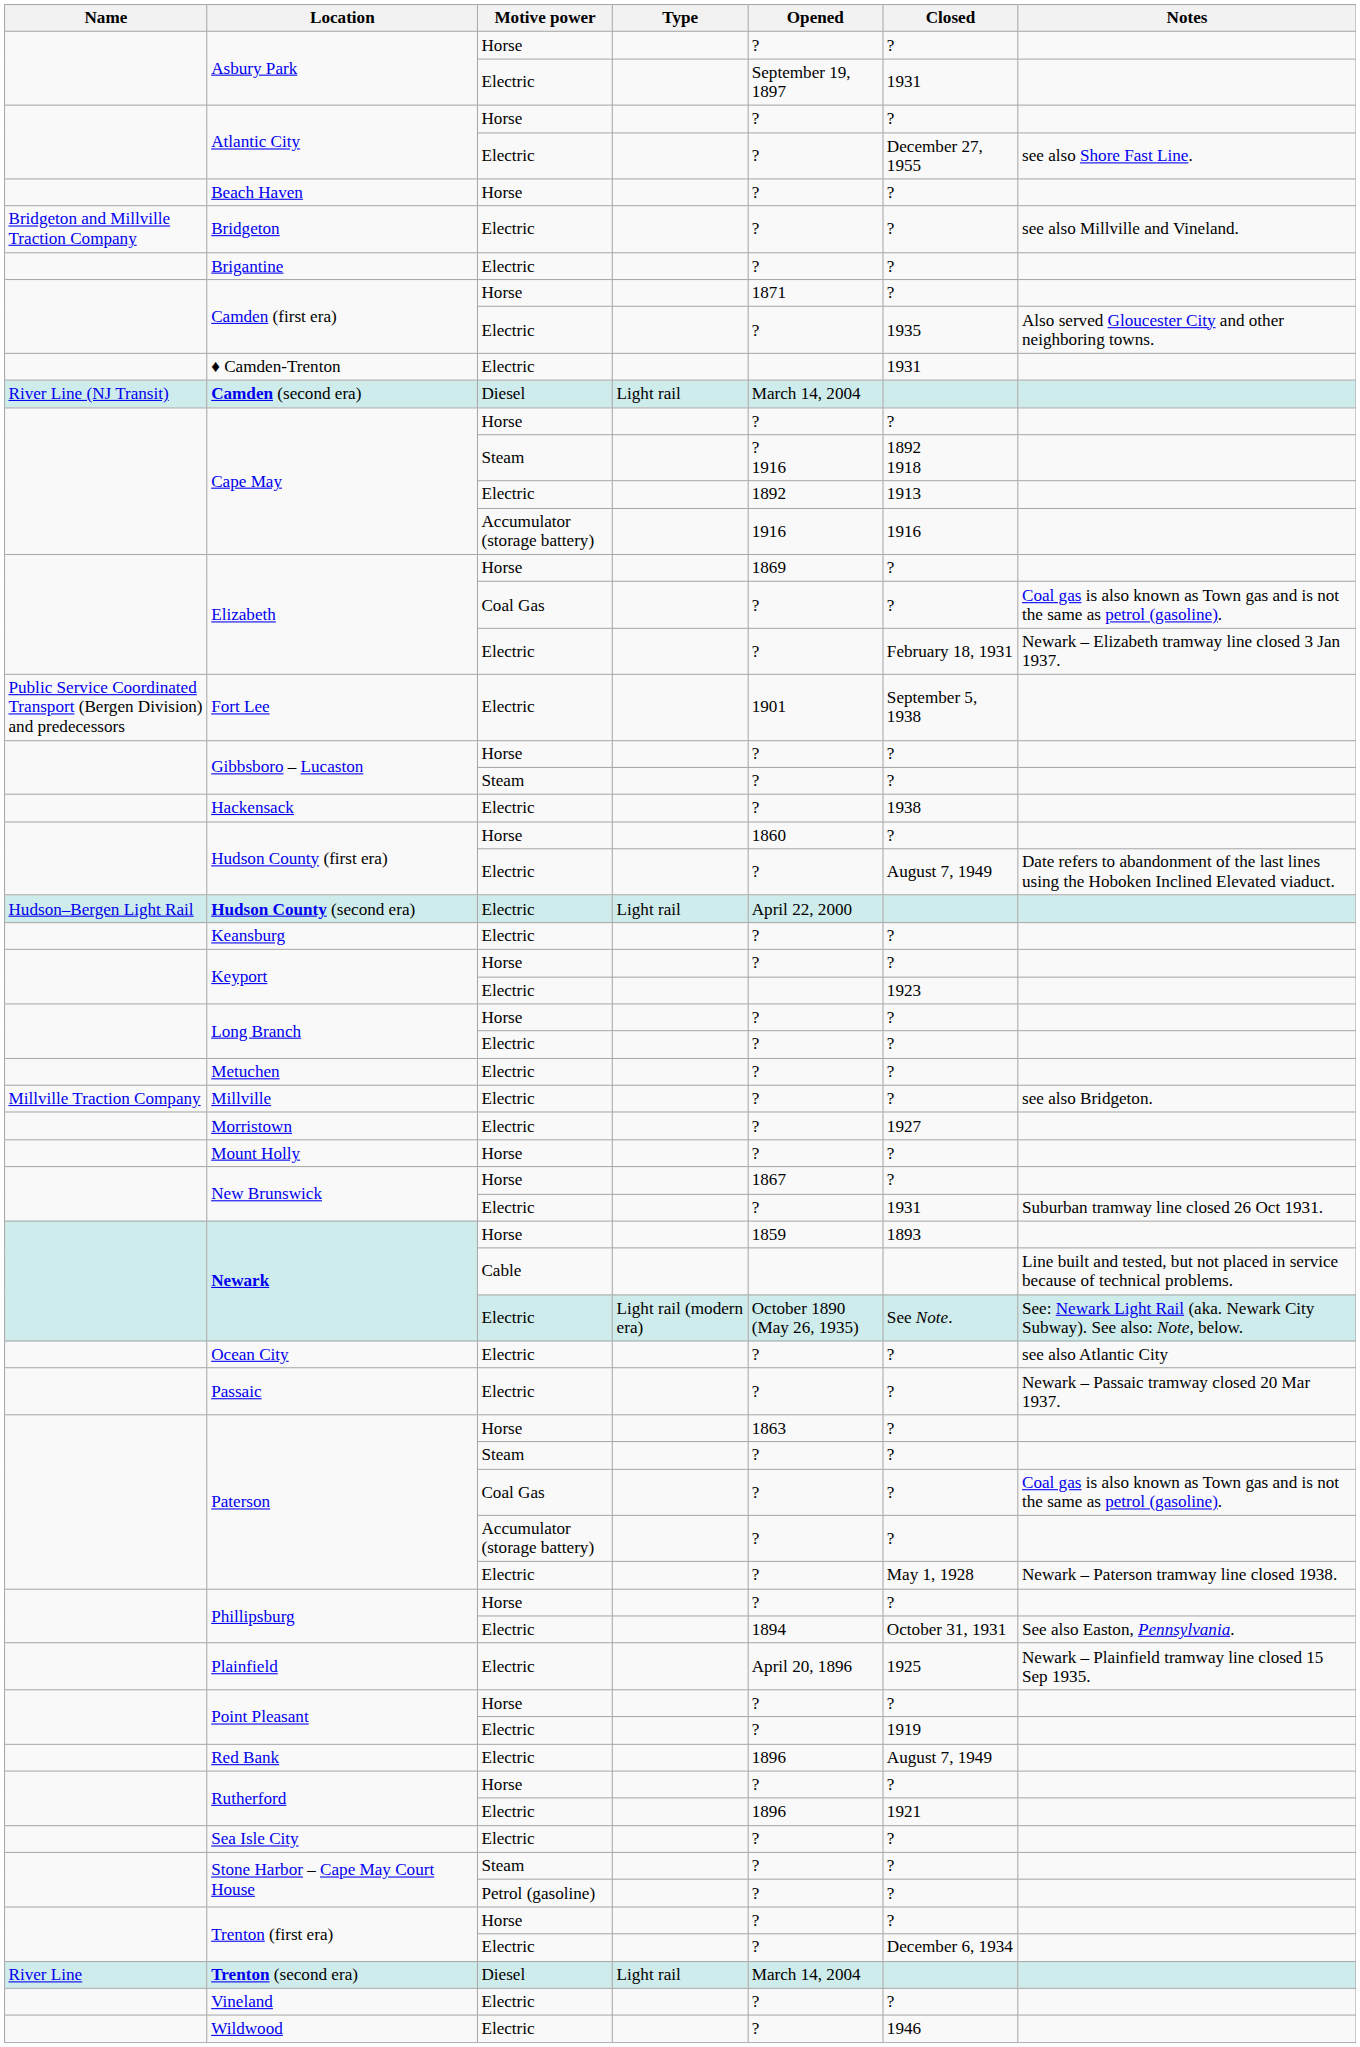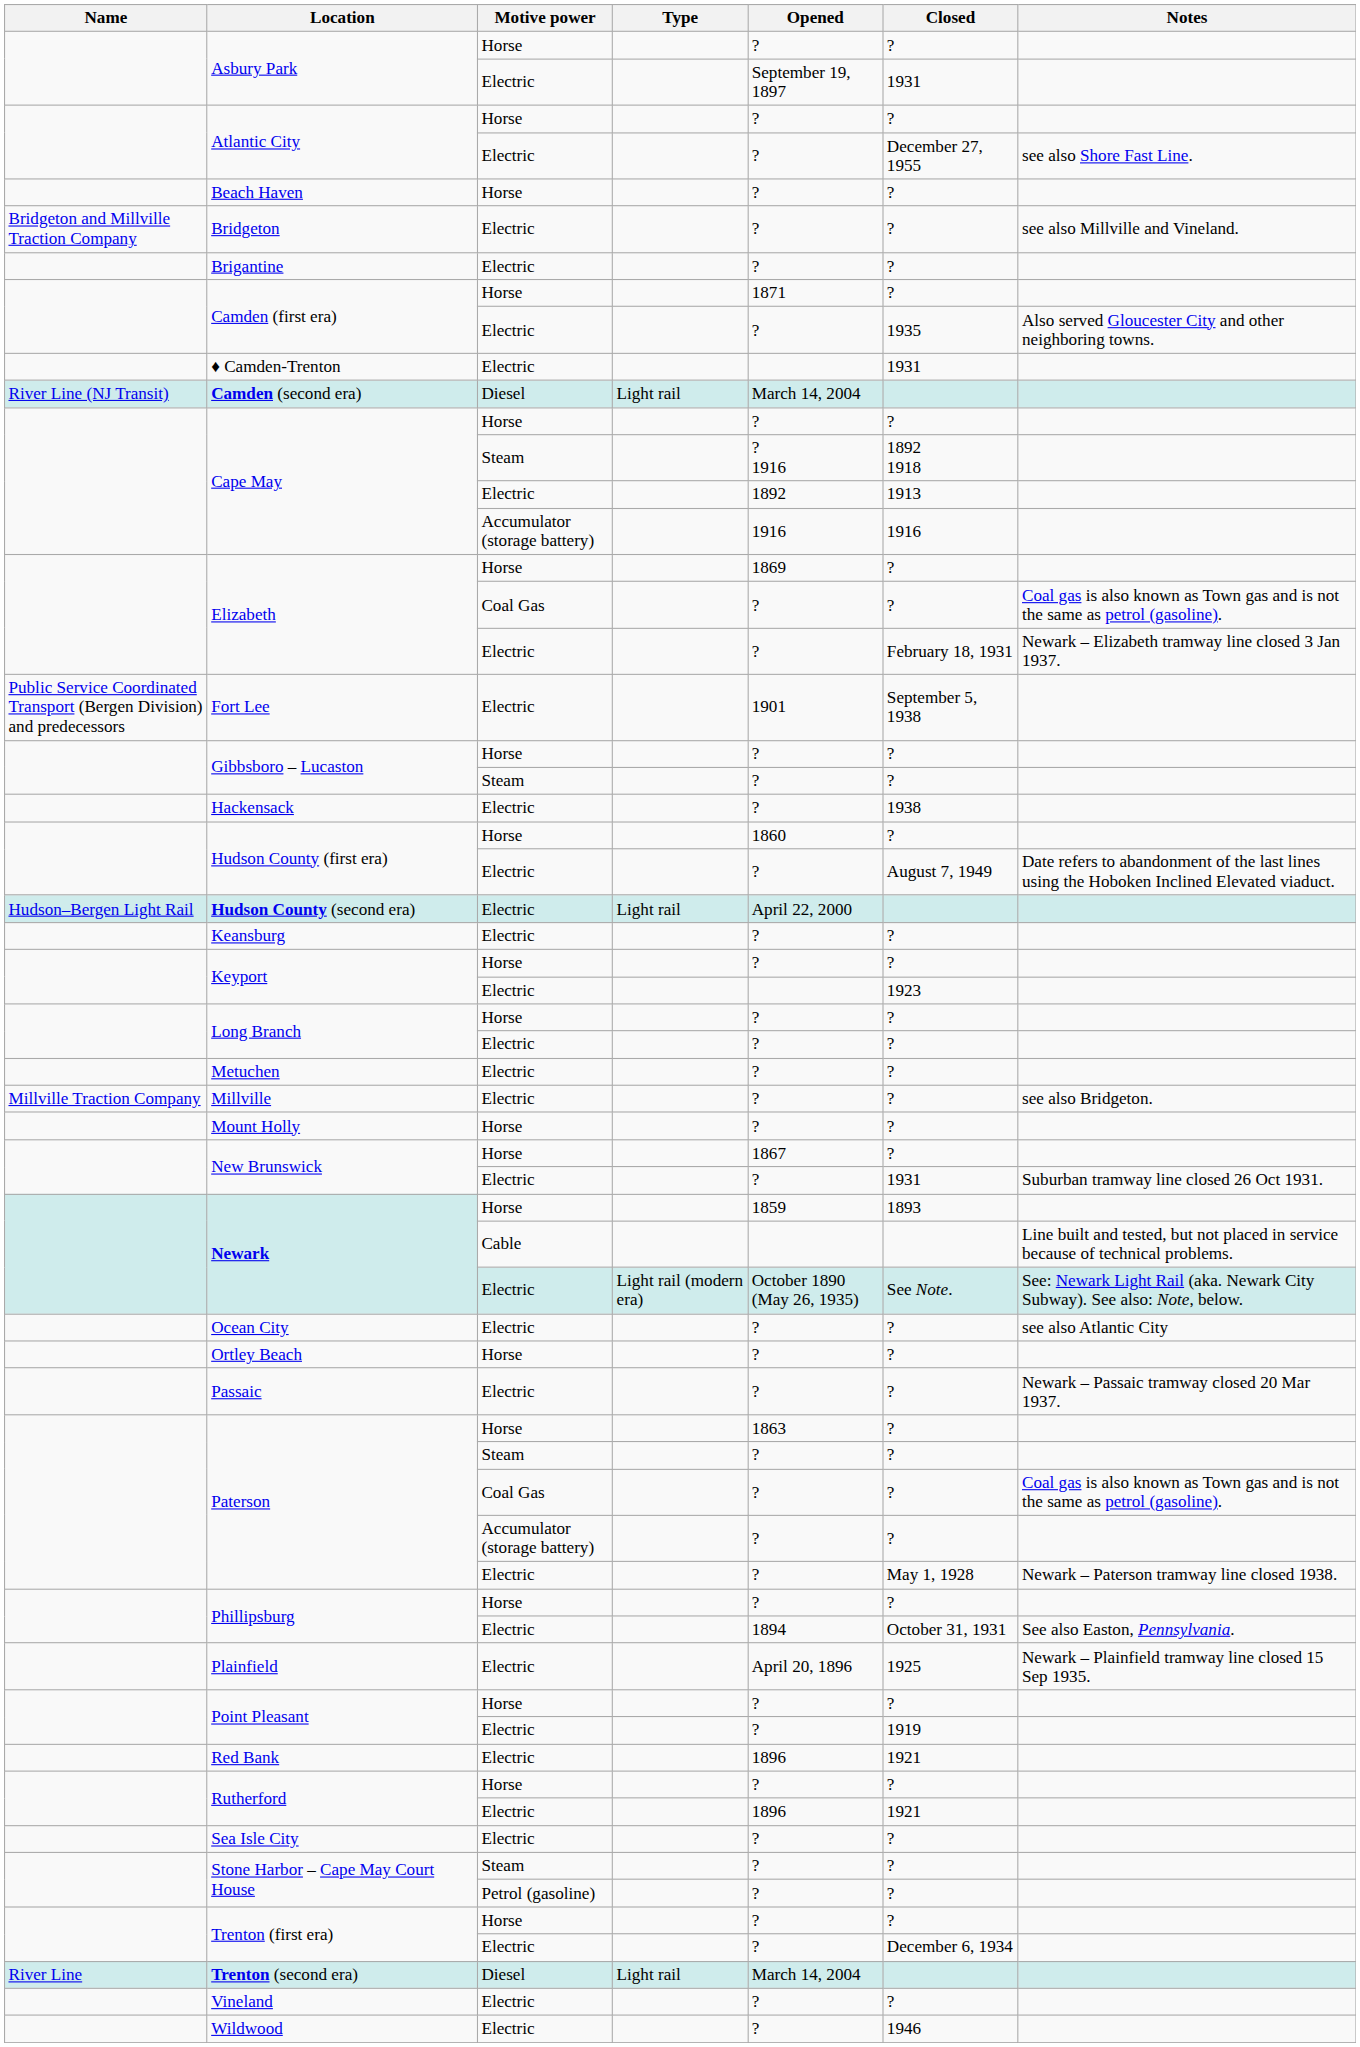- row: (252, 1125)
+ row: (257, 1354)
(939, 1757) August 7, 1949 -> (904, 1757) 1921
